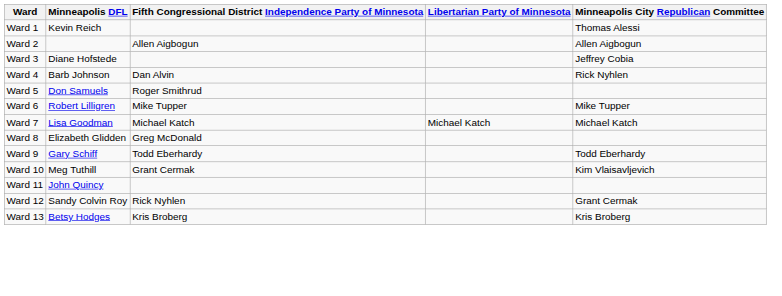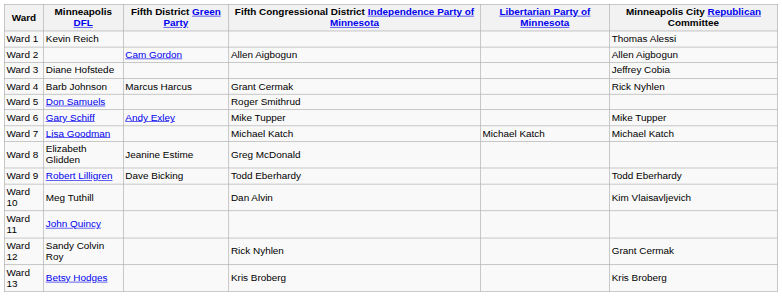+ column: (176, 17)
(153, 75) Dan Alvin -> (262, 86) Grant Cermak
(82, 106) Robert Lilligren -> (70, 117) Gary Schiff
(73, 153) Gary Schiff -> (79, 176) Robert Lilligren
(163, 169) Grant Cermak -> (252, 197) Dan Alvin
